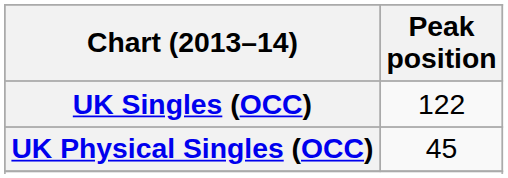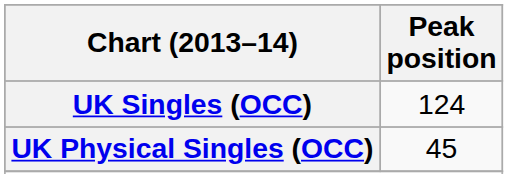(442, 103) 122 -> (442, 103) 124
